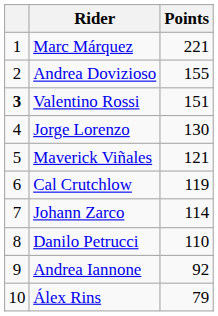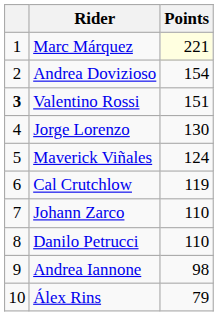(196, 46) no background -> (196, 46) lightyellow background
(196, 74) 155 -> (196, 74) 154
(196, 157) 121 -> (196, 157) 124
(197, 213) 114 -> (197, 213) 110
(201, 268) 92 -> (201, 268) 98
